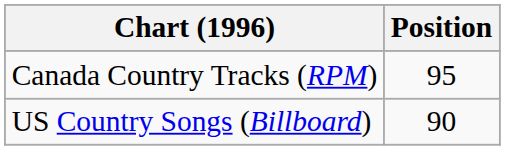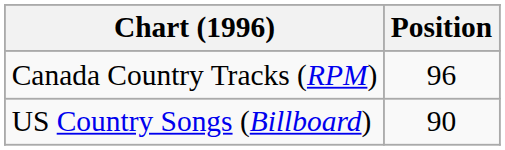(441, 74) 95 -> (441, 74) 96
